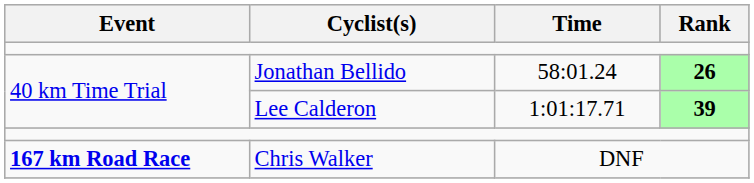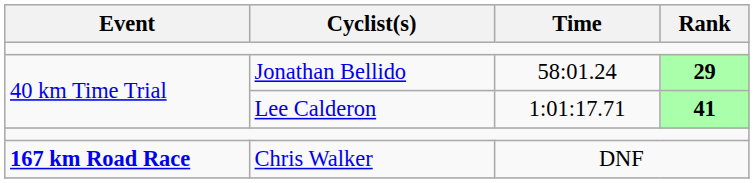(705, 72) 26 -> (705, 72) 29
(705, 109) 39 -> (705, 109) 41
